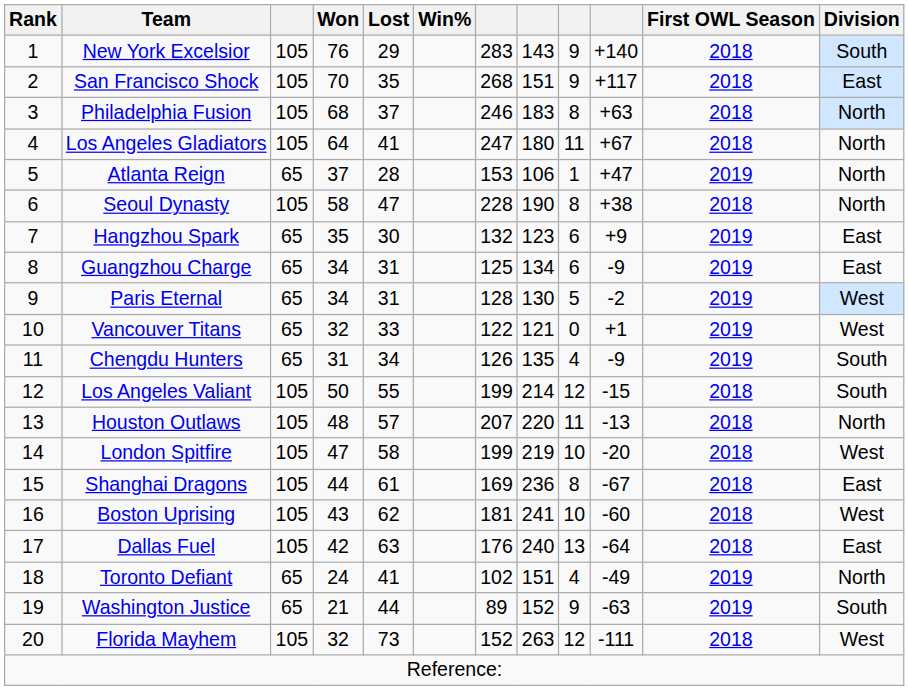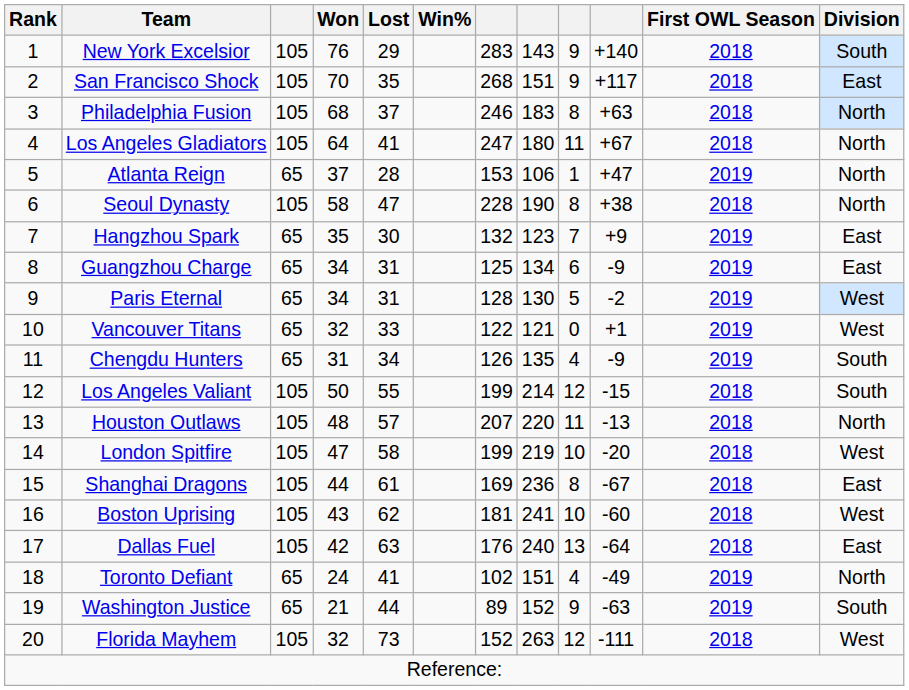(574, 236) 6 -> (574, 236) 7
